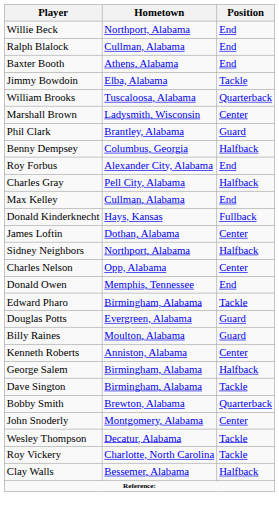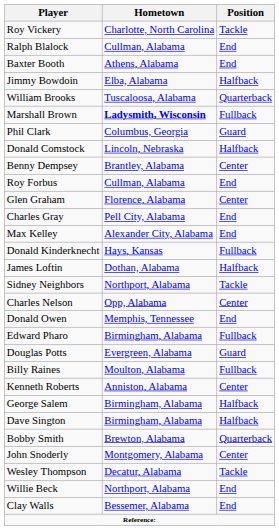rows swapped: (32, 30) <-> (34, 455)
(233, 81) Tackle -> (239, 81) Halfback
(152, 115) normal -> (155, 115) bold
(233, 115) Center -> (238, 115) Fullback
(144, 132) Brantley, Alabama -> (146, 132) Columbus, Georgia
+ row: (46, 149)
(146, 149) Columbus, Georgia -> (144, 166) Brantley, Alabama
(239, 149) Halfback -> (233, 166) Center
(159, 166) Alexander City, Alabama -> (145, 183) Cullman, Alabama
+ row: (36, 200)
(239, 183) Halfback -> (228, 217) End
(145, 200) Cullman, Alabama -> (159, 234) Alexander City, Alabama
(233, 234) Center -> (239, 268) Halfback
(239, 251) Halfback -> (233, 285) Tackle
(233, 302) Tackle -> (238, 336) Fullback
(233, 336) Guard -> (238, 370) Fullback
(233, 387) Tackle -> (239, 421) Halfback
(239, 472) Halfback -> (228, 506) End
